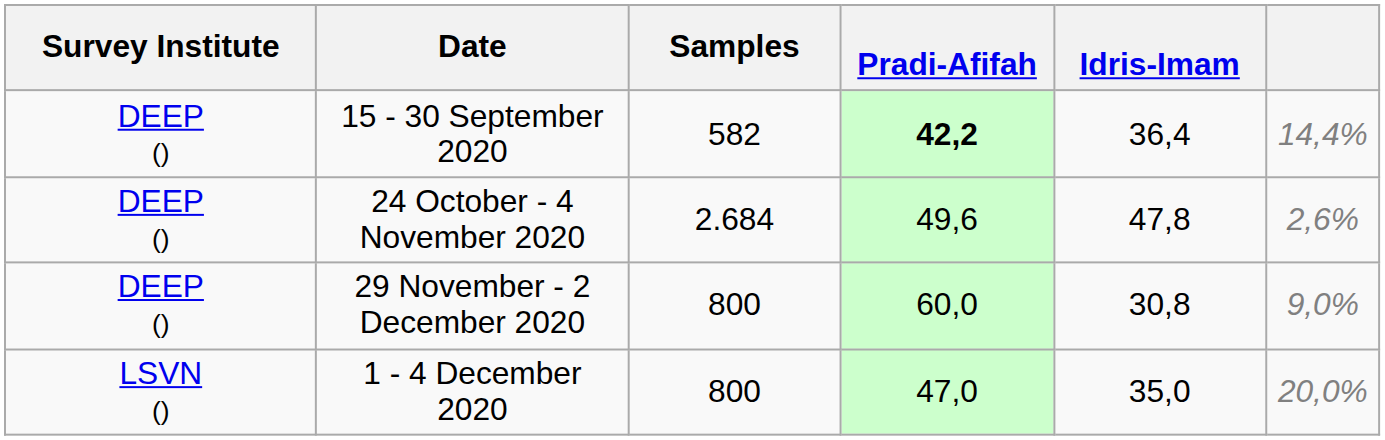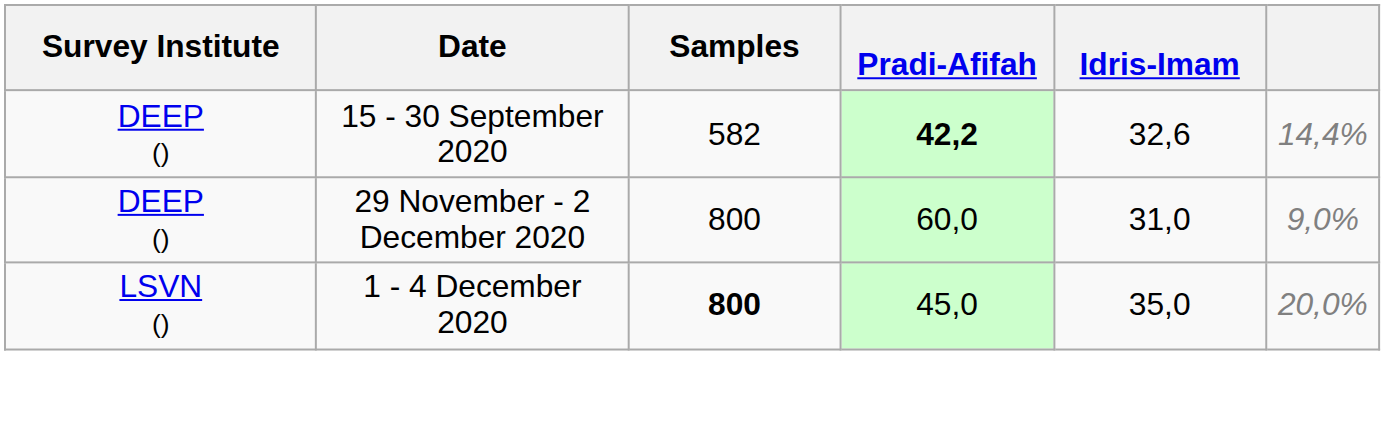(1160, 133) 36,4 -> (1160, 133) 32,6
- row: (472, 219)
(1160, 305) 30,8 -> (1160, 219) 31,0
(734, 390) normal -> (734, 305) bold
(947, 390) 47,0 -> (947, 305) 45,0
